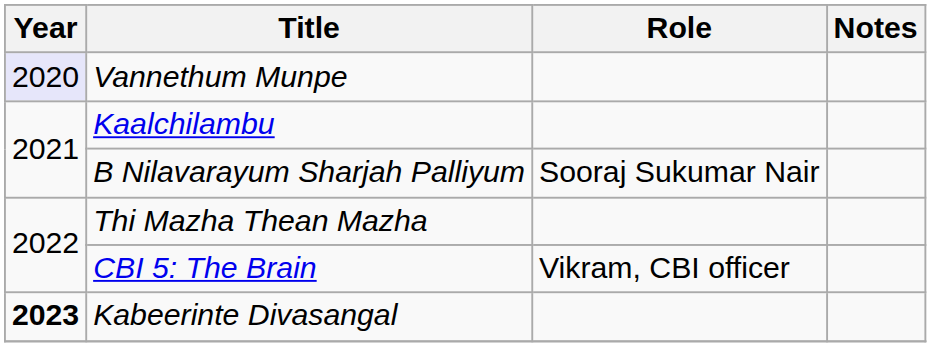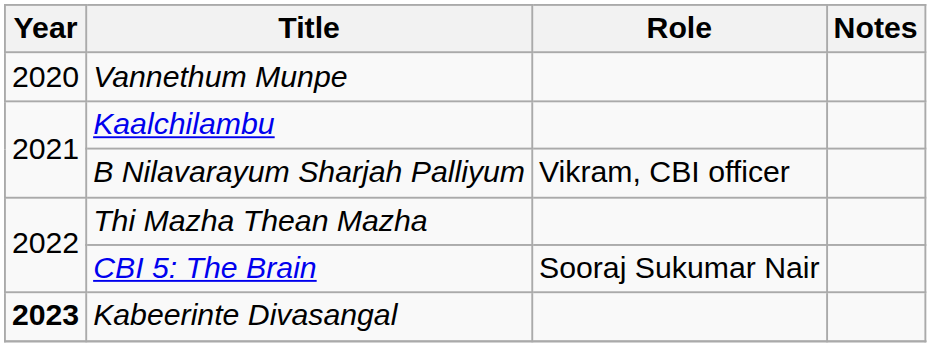(46, 76) lavender background -> (46, 76) no background
(679, 172) Sooraj Sukumar Nair -> (664, 172) Vikram, CBI officer
(664, 268) Vikram, CBI officer -> (679, 268) Sooraj Sukumar Nair
